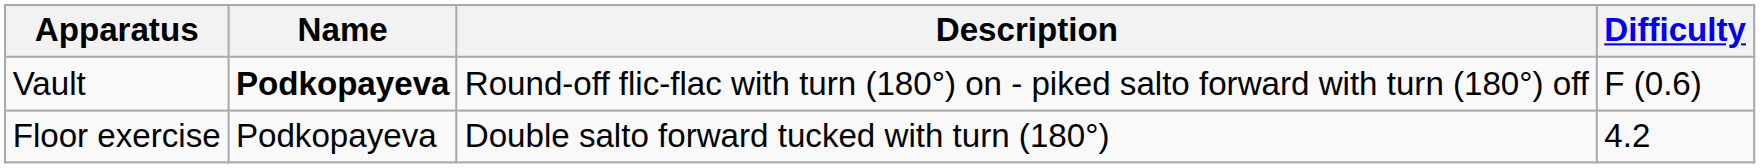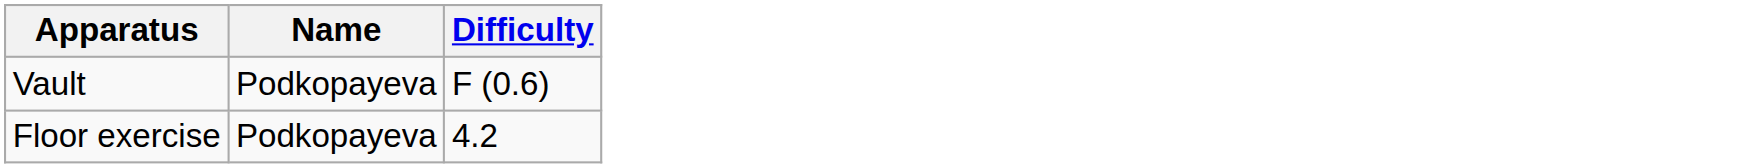- column: (1027, 30)
(343, 83) bold -> (336, 83) normal
